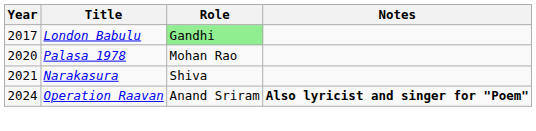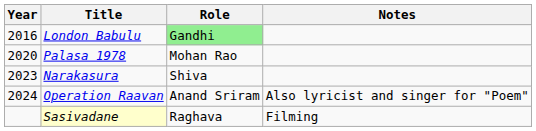(22, 35) 2017 -> (22, 35) 2016
(22, 76) 2021 -> (22, 76) 2023
(397, 96) bold -> (397, 96) normal
+ row: (81, 116)
